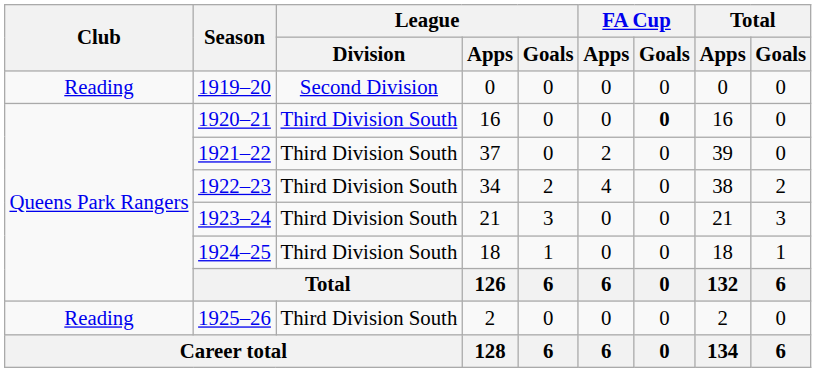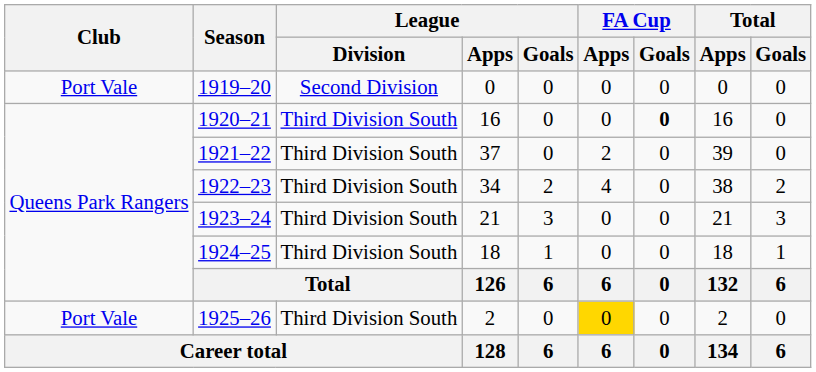(99, 86) Reading -> (99, 86) Port Vale
(99, 317) Reading -> (99, 317) Port Vale
(606, 317) no background -> (606, 317) gold background
